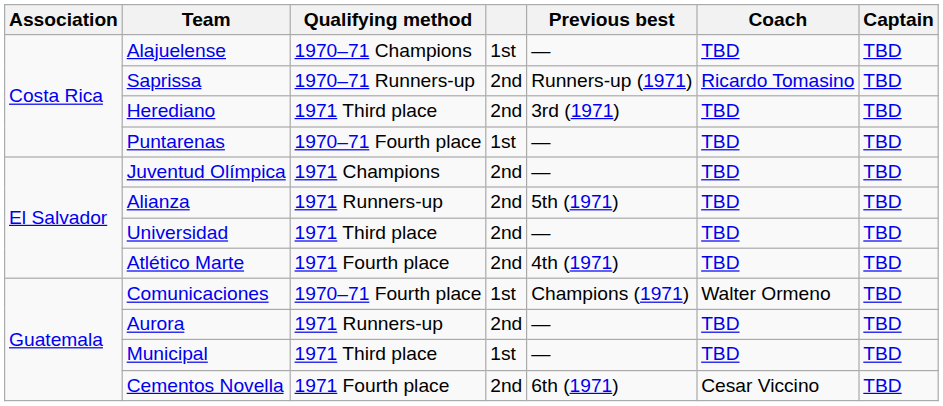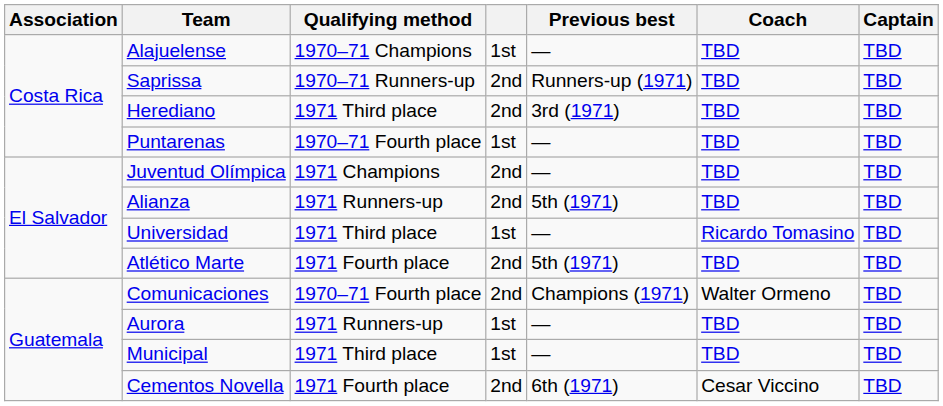(778, 80) Ricardo Tomasino -> (720, 80) TBD
(506, 232) 2nd -> (503, 232) 1st
(720, 232) TBD -> (778, 232) Ricardo Tomasino
(575, 263) 4th (1971) -> (575, 263) 5th (1971)
(503, 293) 1st -> (506, 293) 2nd
(506, 324) 2nd -> (503, 324) 1st
